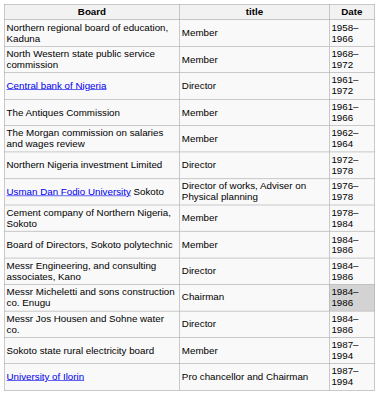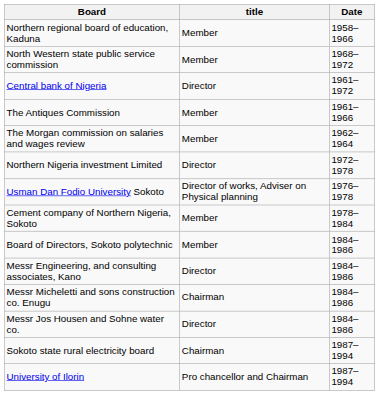(345, 297) lightgrey background -> (345, 297) no background
(200, 350) Member -> (203, 350) Chairman
